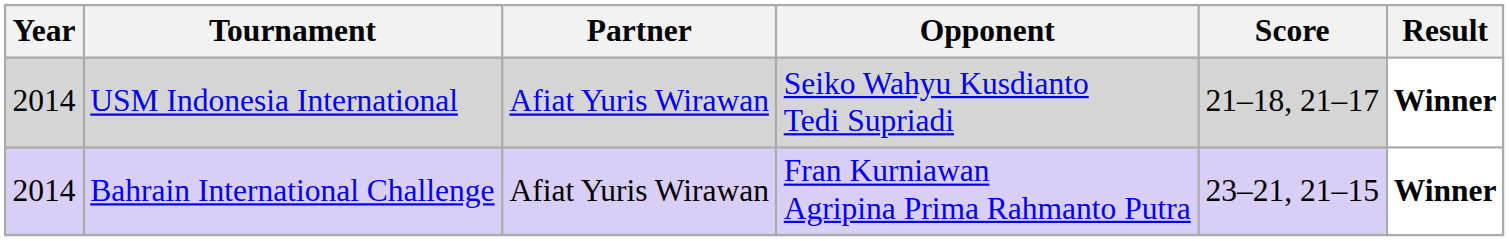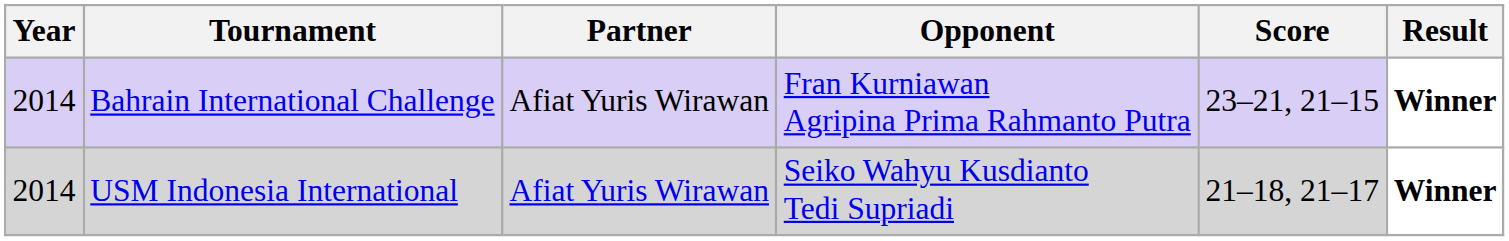rows swapped: (274, 101) <-> (292, 190)
